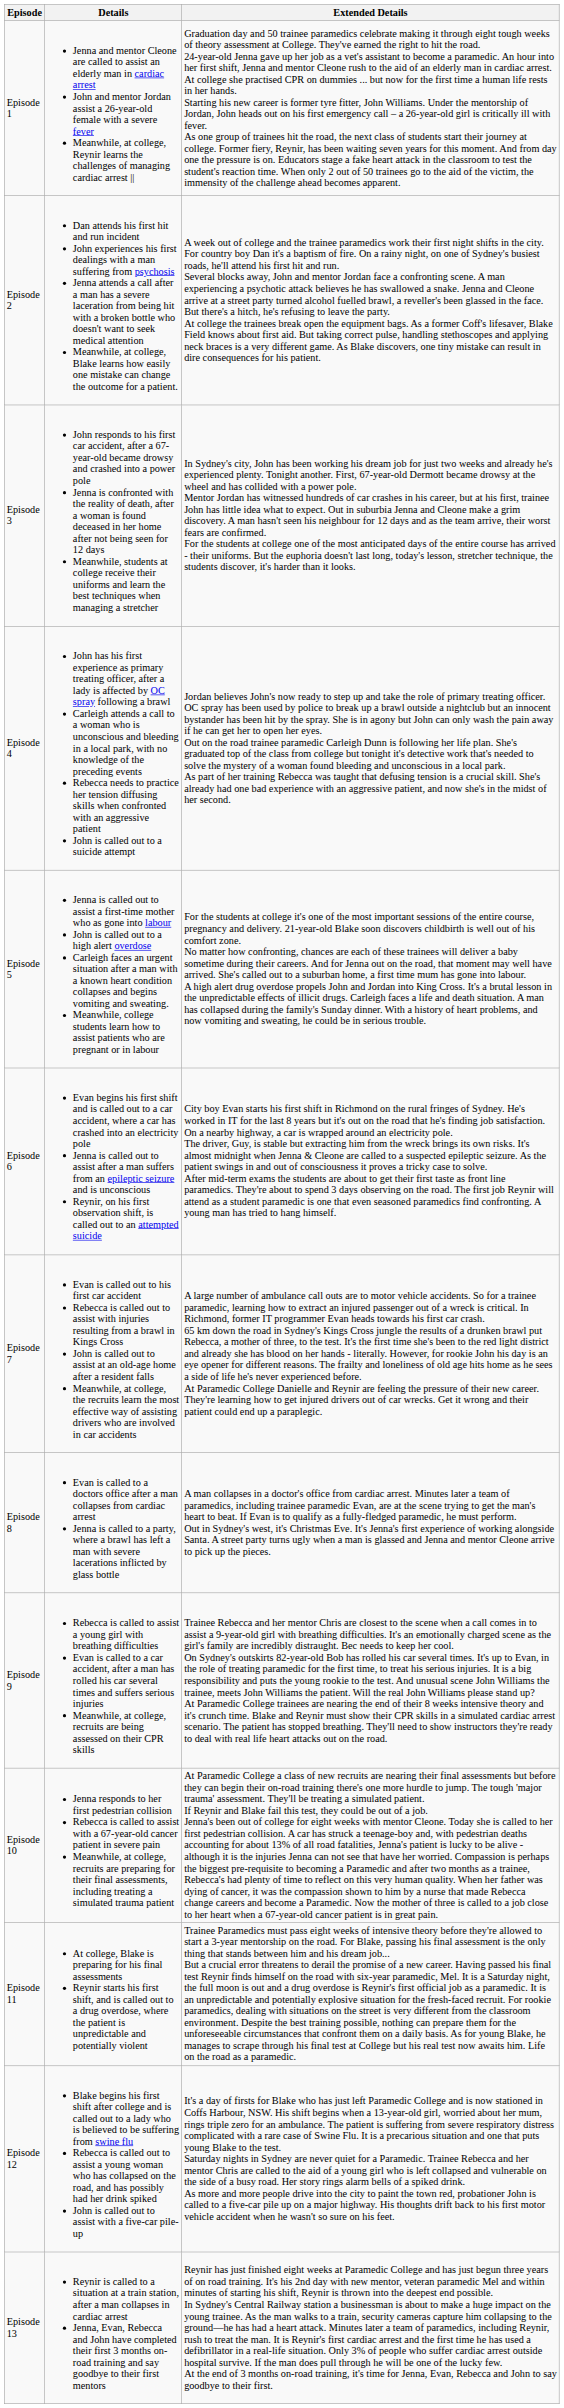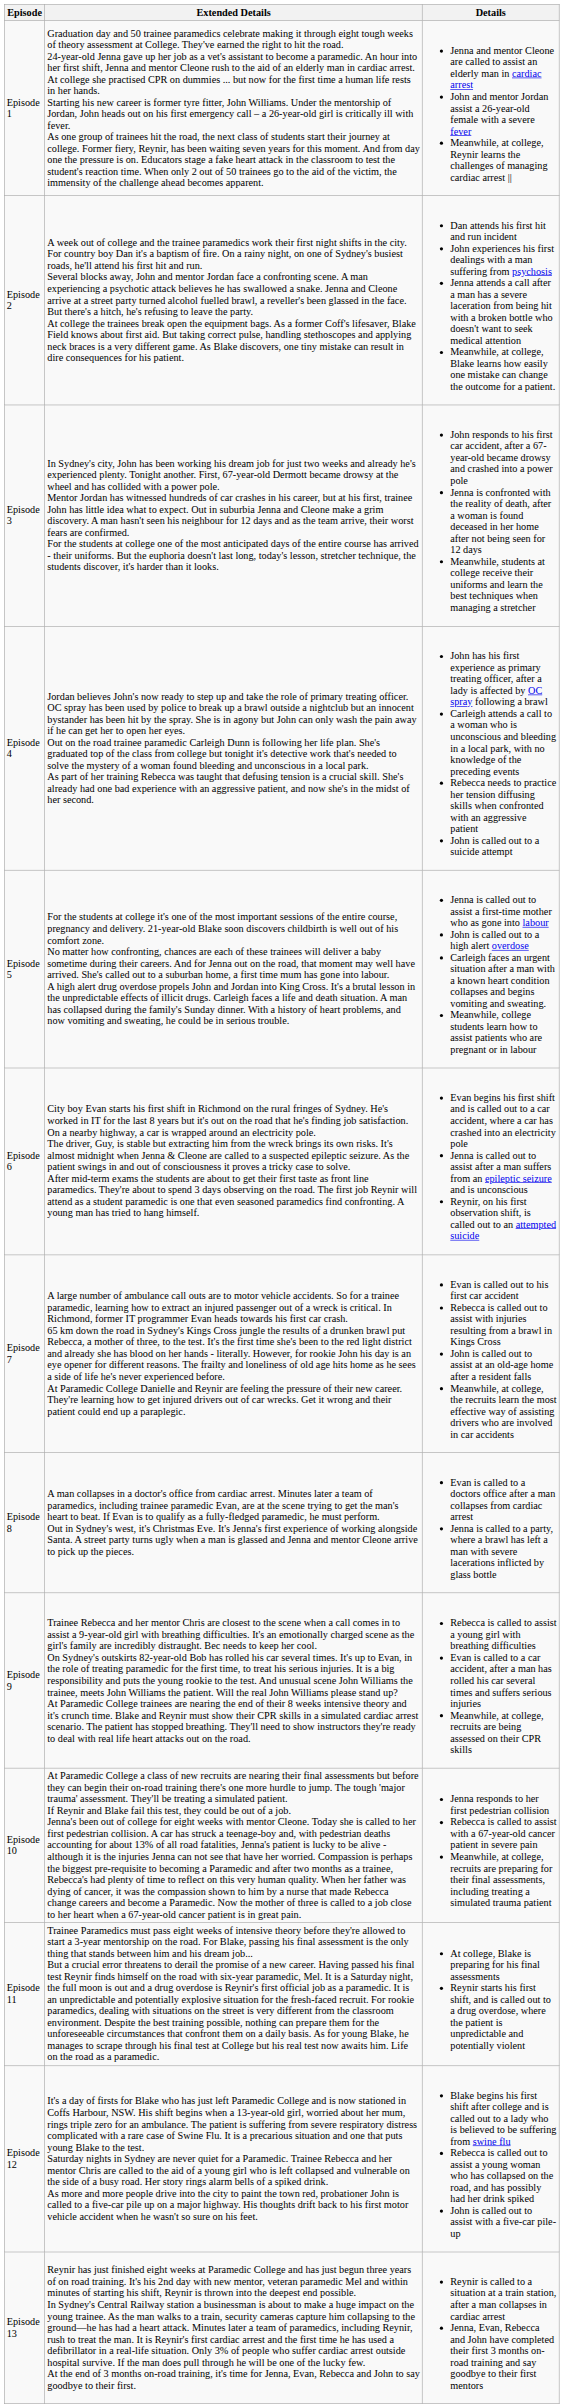columns swapped: (113, 12) <-> (370, 12)
